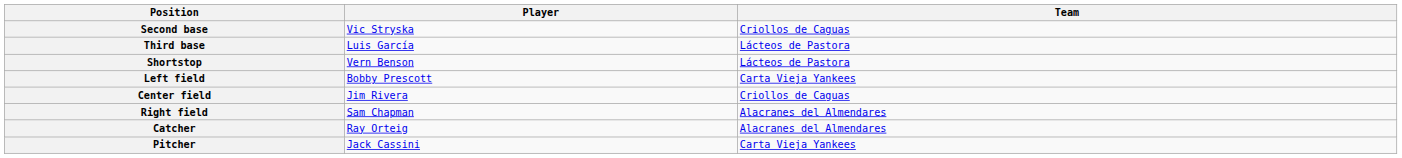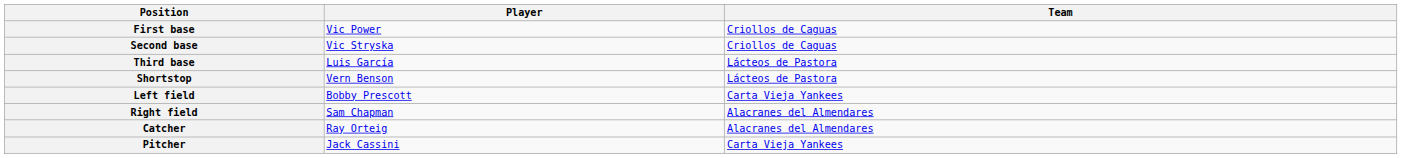+ row: (164, 29)
- row: (174, 95)
